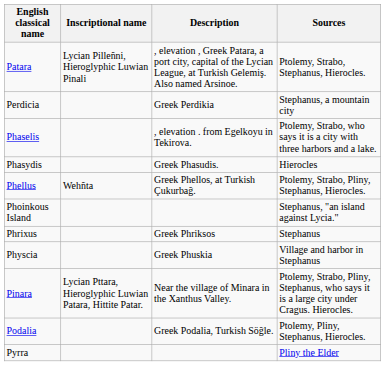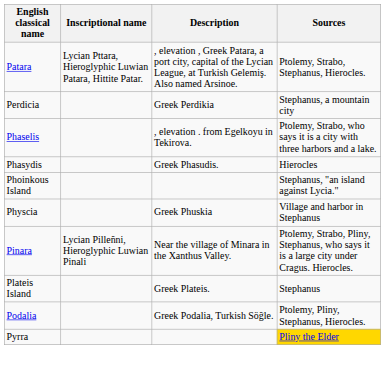(106, 67) Lycian Pilleñni, Hieroglyphic Luwian Pinali -> (106, 67) Lycian Pttara, Hieroglyphic Luwian Patara, Hittite Patar.
- row: (21, 185)
- row: (22, 234)
(106, 293) Lycian Pttara, Hieroglyphic Luwian Patara, Hittite Patar. -> (106, 250) Lycian Pilleñni, Hieroglyphic Luwian Pinali
+ row: (20, 288)
(309, 352) no background -> (309, 337) gold background
